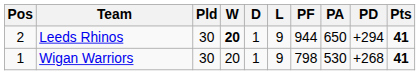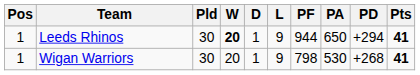(20, 37) 2 -> (20, 37) 1
